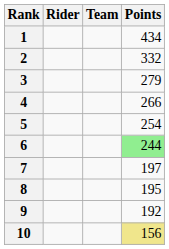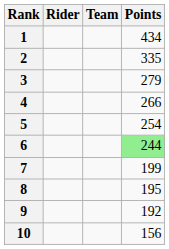(151, 59) 332 -> (151, 59) 335
(151, 168) 197 -> (151, 168) 199
(151, 233) khaki background -> (151, 233) no background
